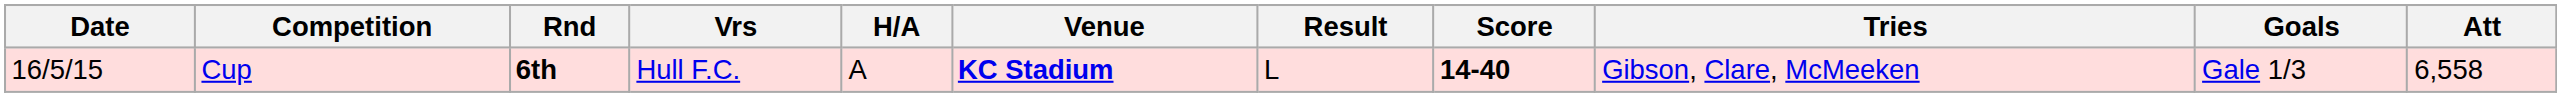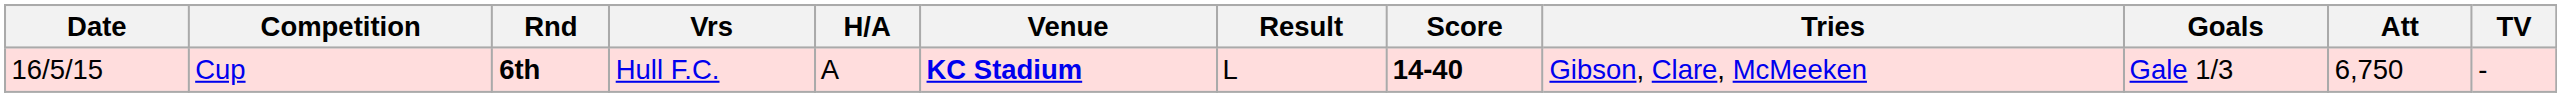+ column: (2514, 26)
(2449, 70) 6,558 -> (2369, 70) 6,750
